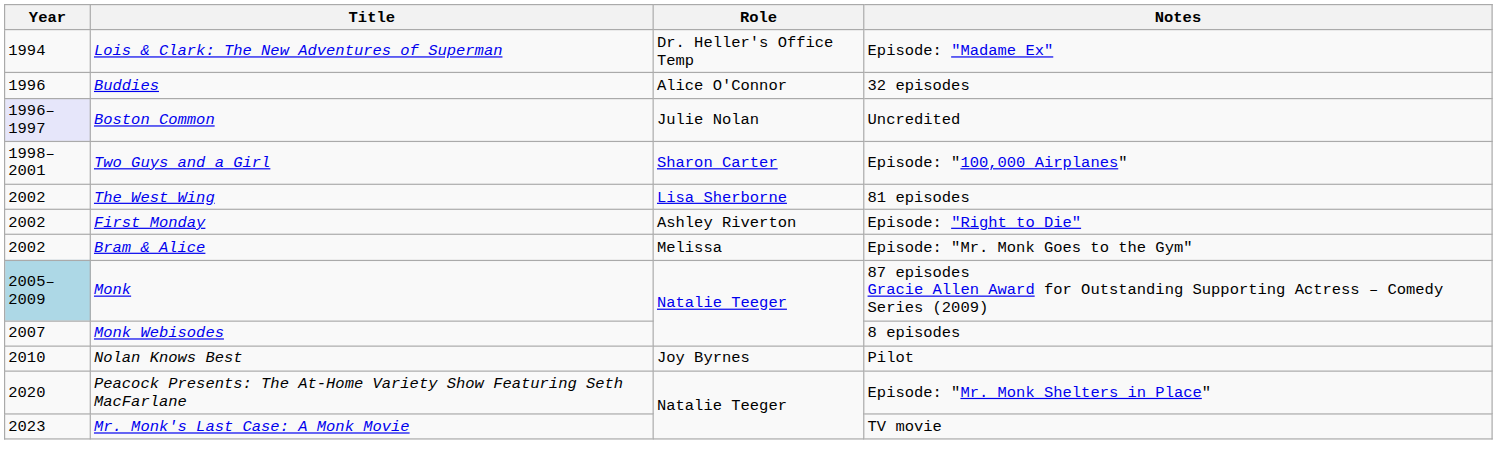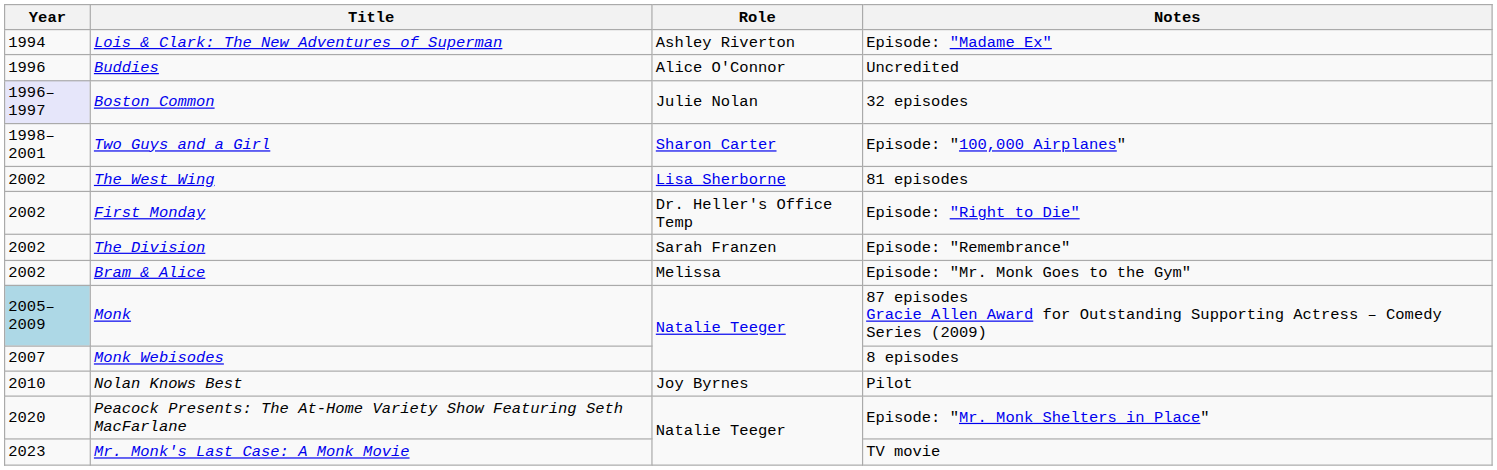(745, 51) Dr. Heller's Office Temp -> (725, 42) Ashley Riverton
(919, 85) 32 episodes -> (913, 68) Uncredited
(914, 120) Uncredited -> (917, 102) 32 episodes
(727, 222) Ashley Riverton -> (744, 213) Dr. Heller's Office Temp
+ row: (150, 247)
